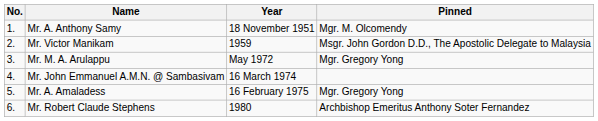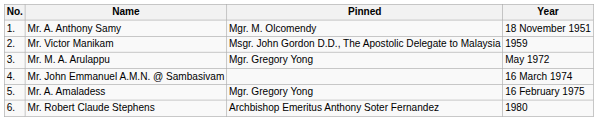columns swapped: (272, 12) <-> (455, 12)
